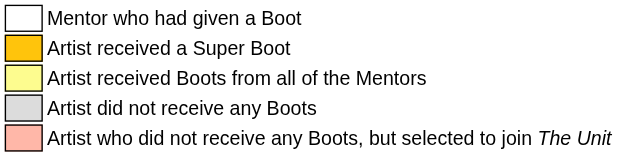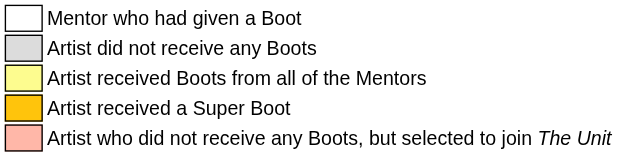rows swapped: (169, 48) <-> (182, 108)
